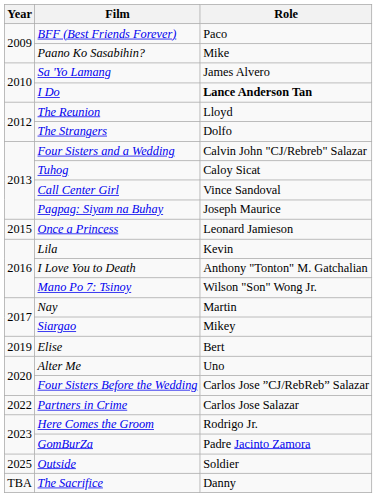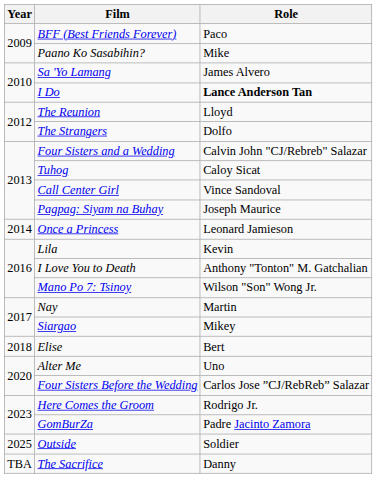(20, 229) 2015 -> (20, 229) 2014
(20, 346) 2019 -> (20, 346) 2018
- row: (82, 405)
